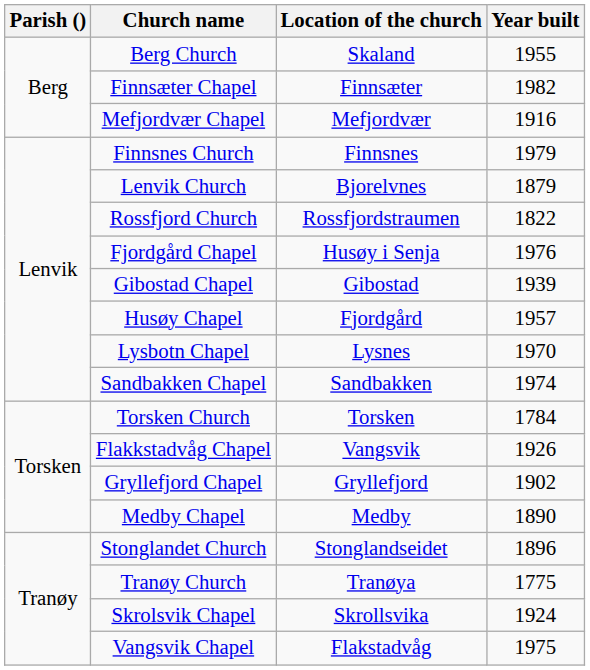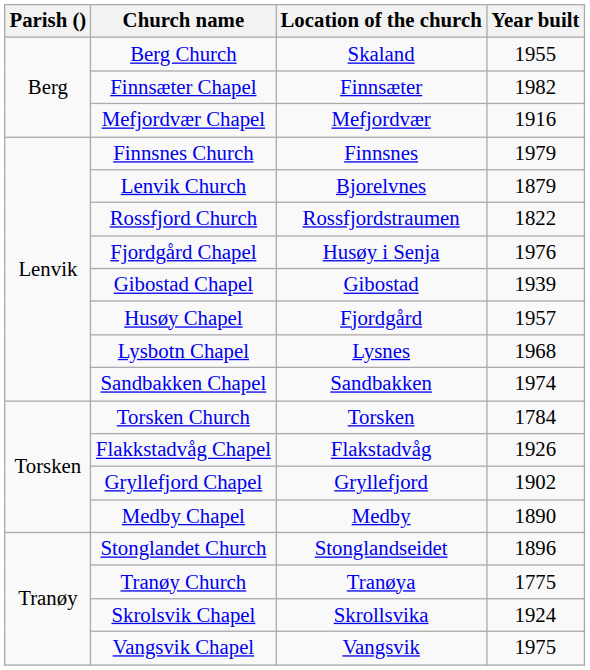(535, 350) 1970 -> (535, 350) 1968
(381, 449) Vangsvik -> (381, 449) Flakstadvåg
(381, 647) Flakstadvåg -> (381, 647) Vangsvik
